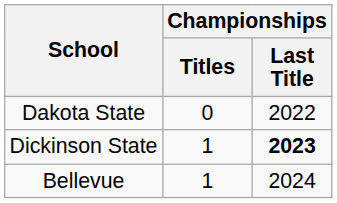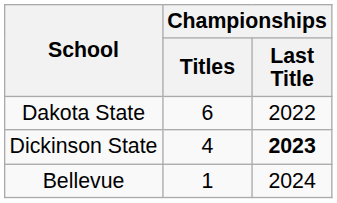(207, 112) 0 -> (207, 112) 6
(207, 146) 1 -> (207, 146) 4
